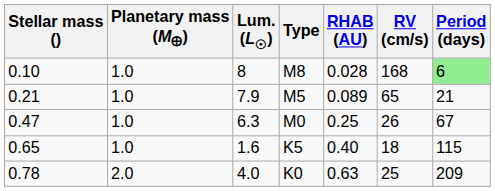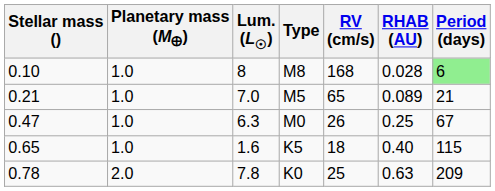columns swapped: (350, 31) <-> (405, 31)
(248, 96) 7.9 -> (248, 96) 7.0
(248, 173) 4.0 -> (248, 173) 7.8
